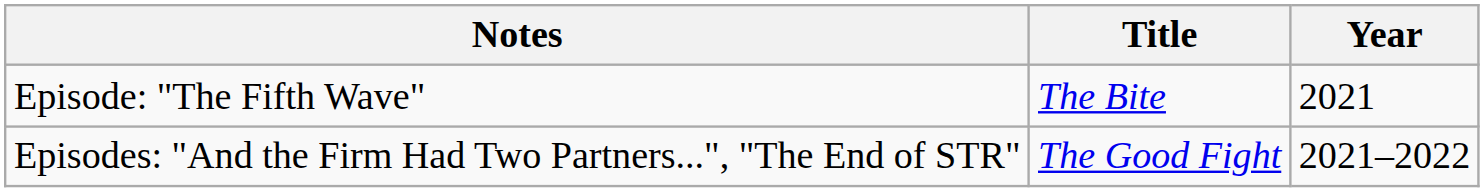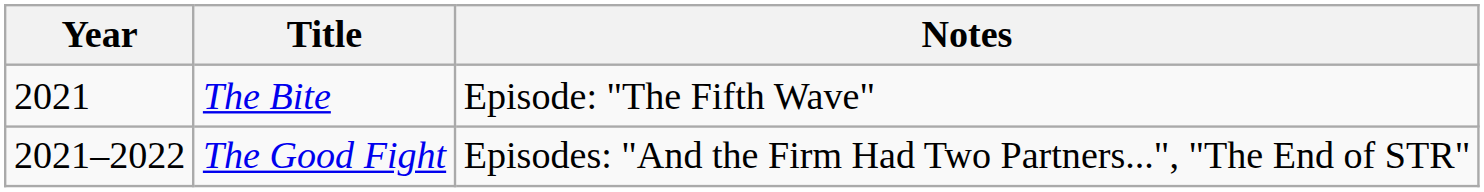columns swapped: (1384, 34) <-> (517, 34)
